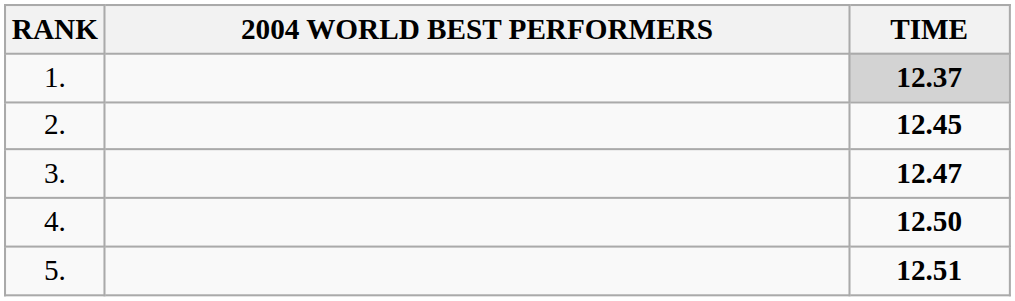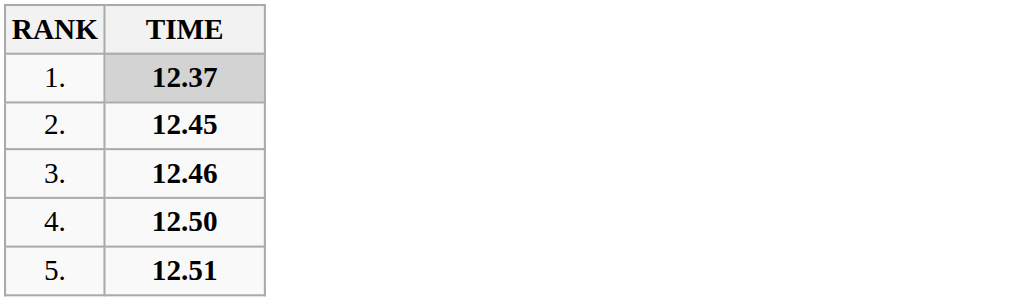- column: (477, 28)
(929, 173) 12.47 -> (185, 173) 12.46
